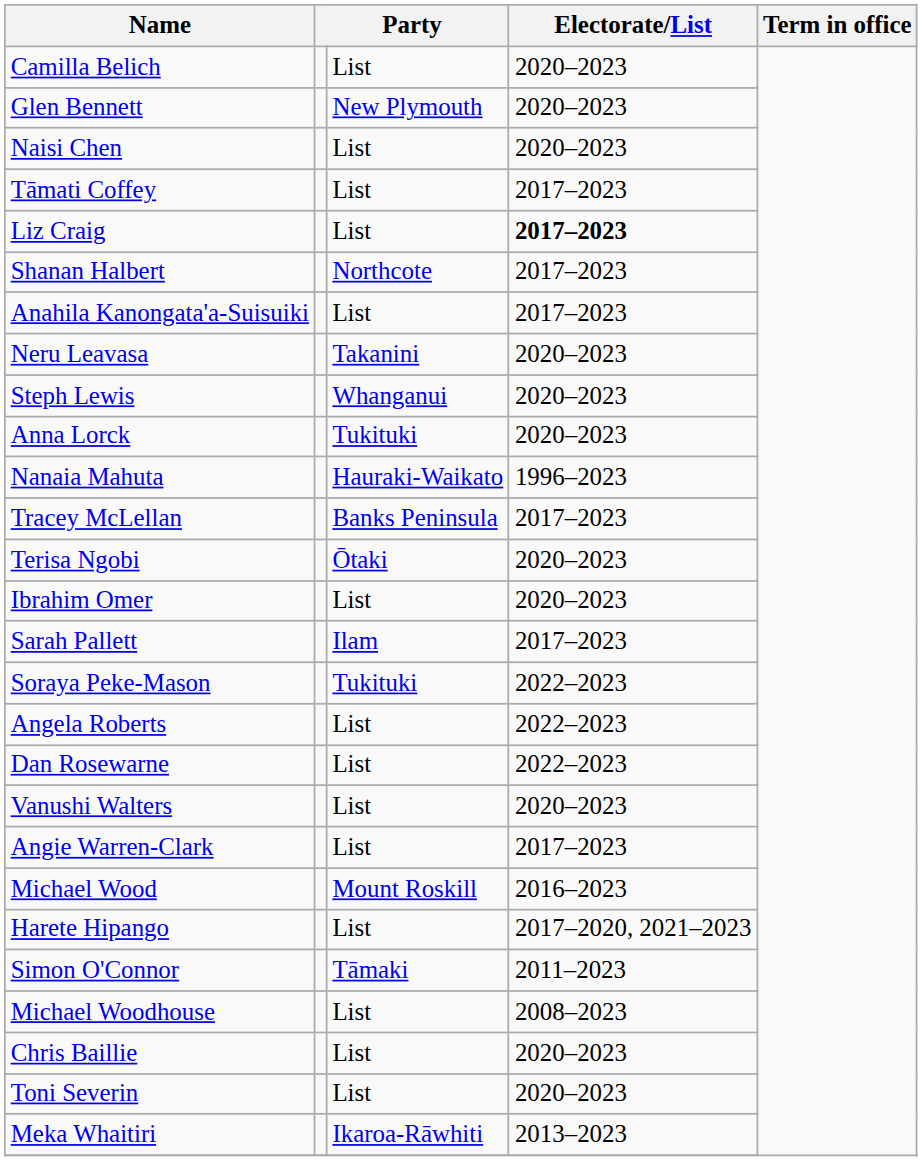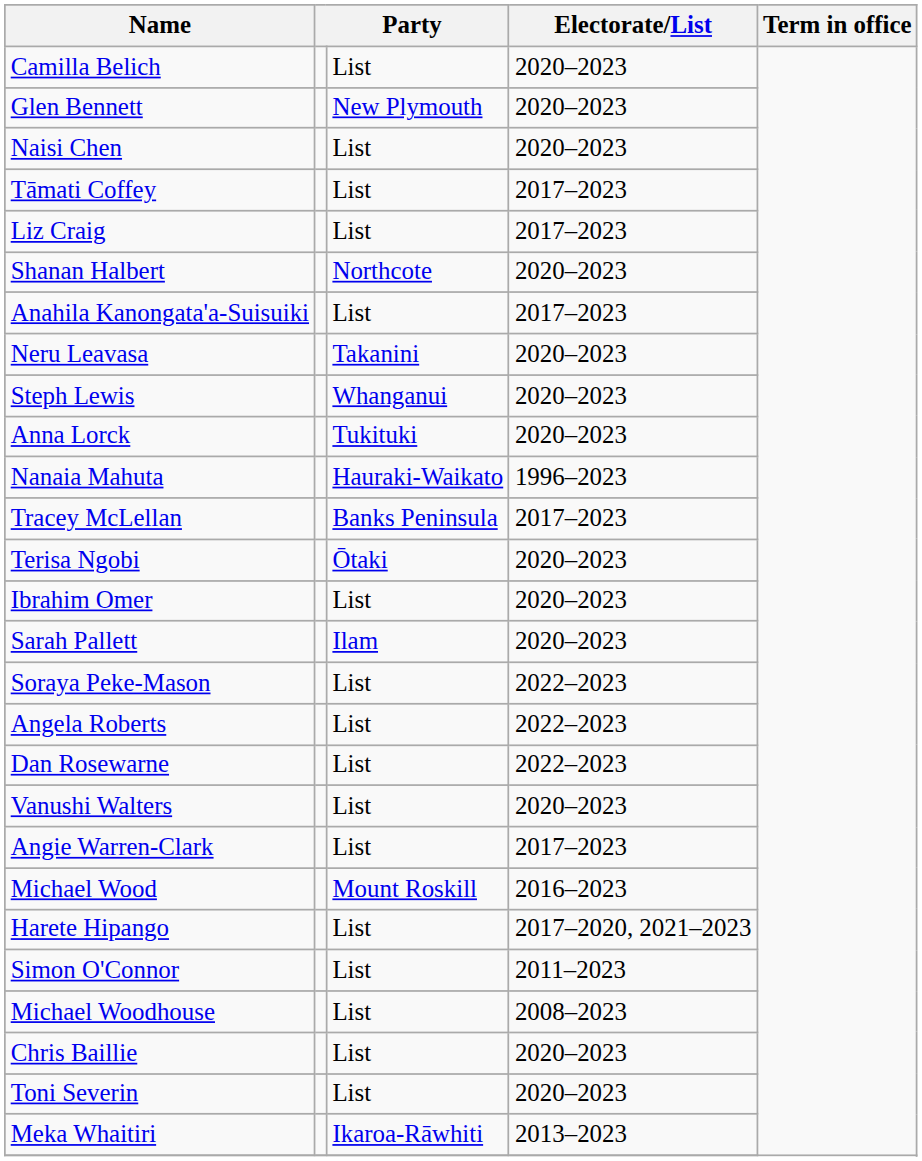(571, 230) bold -> (571, 230) normal
(571, 271) 2017–2023 -> (571, 271) 2020–2023
(571, 641) 2017–2023 -> (571, 641) 2020–2023
(375, 682) Tukituki -> (352, 682) List
(370, 970) Tāmaki -> (352, 970) List
